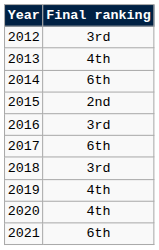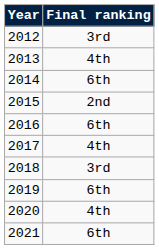(98, 125) 3rd -> (98, 125) 6th
(98, 146) 6th -> (98, 146) 4th
(98, 190) 4th -> (98, 190) 6th
